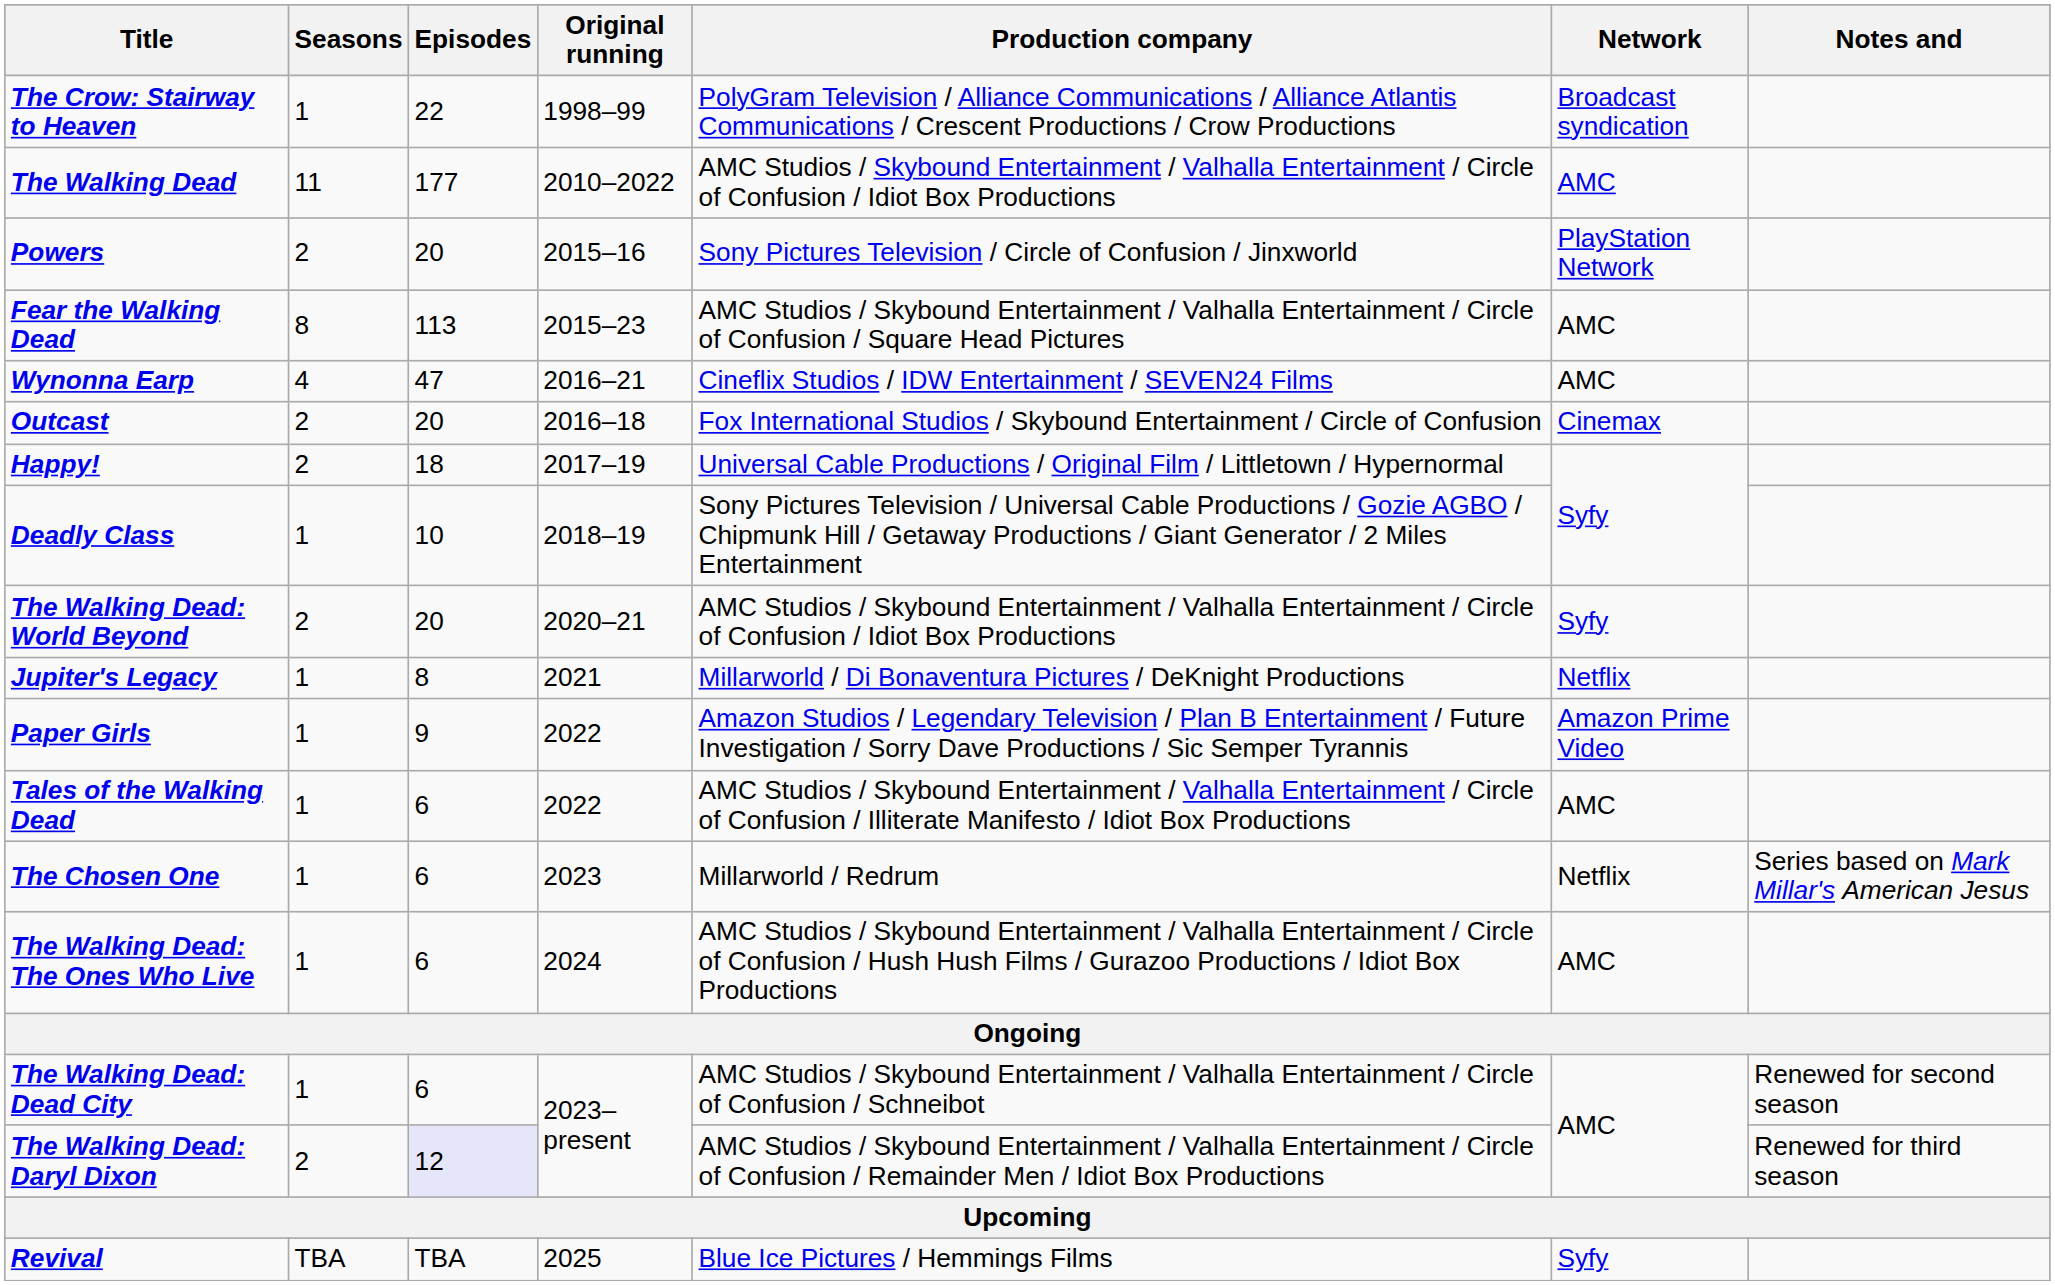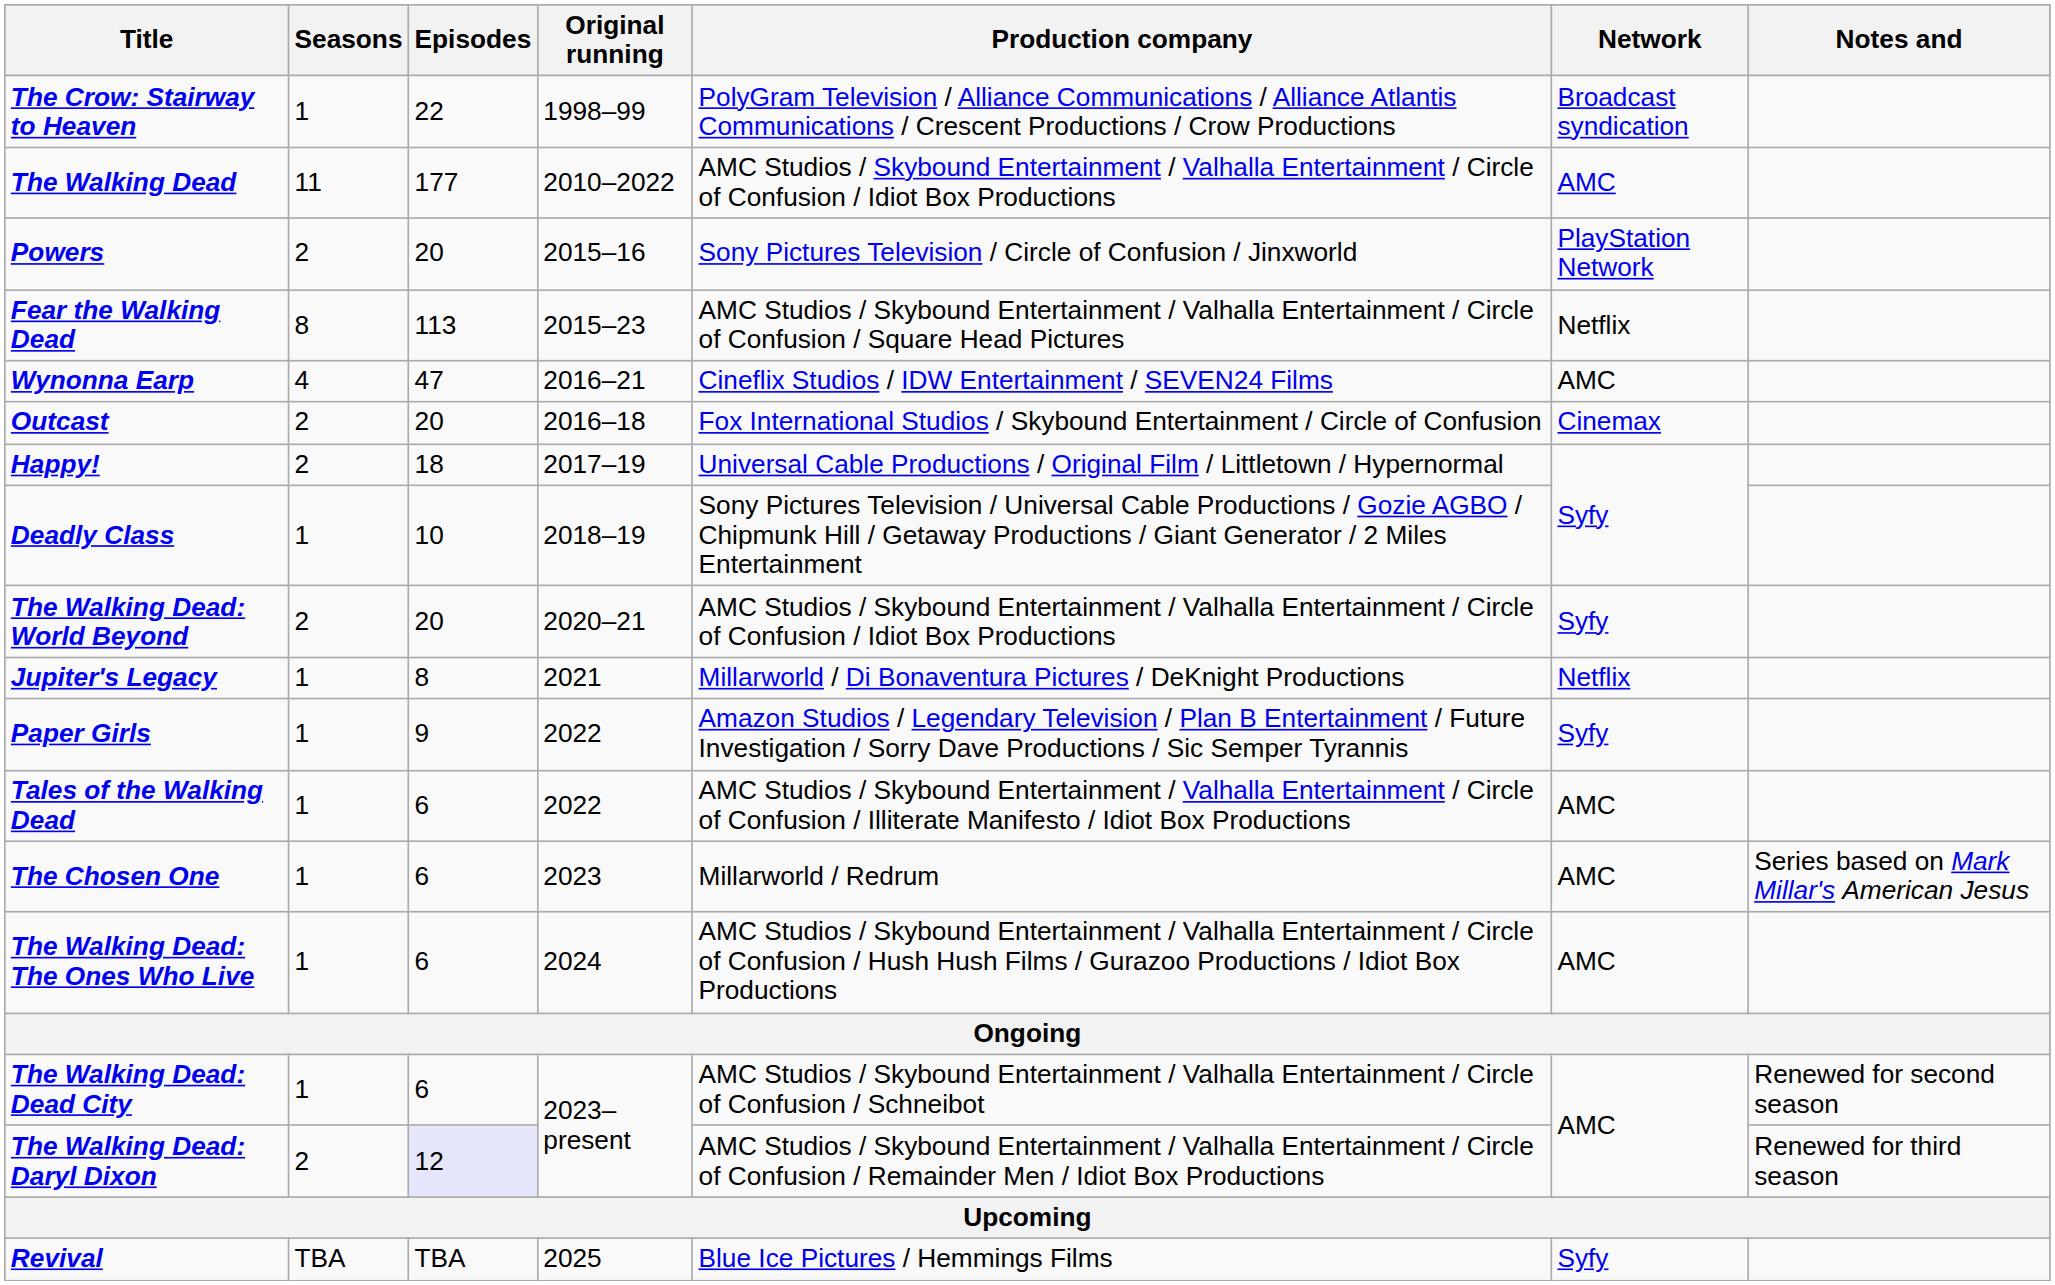(1587, 324) AMC -> (1594, 324) Netflix
(1643, 733) Amazon Prime Video -> (1583, 733) Syfy
(1594, 876) Netflix -> (1587, 876) AMC
